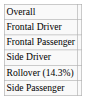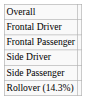rows swapped: (35, 88) <-> (40, 73)
